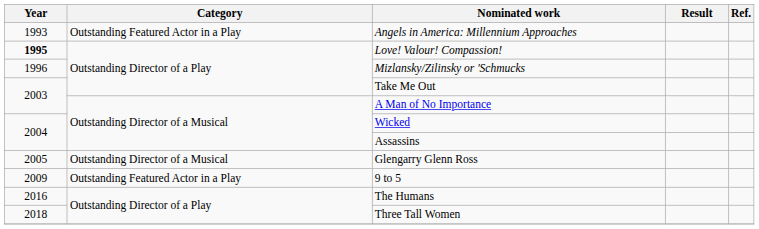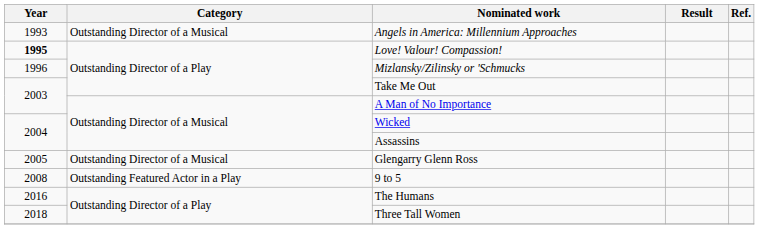(156, 31) Outstanding Featured Actor in a Play -> (149, 31) Outstanding Director of a Musical
(36, 178) 2009 -> (36, 178) 2008
